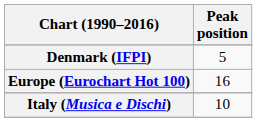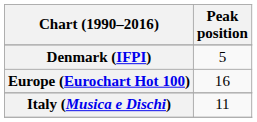(222, 104) 10 -> (222, 104) 11
